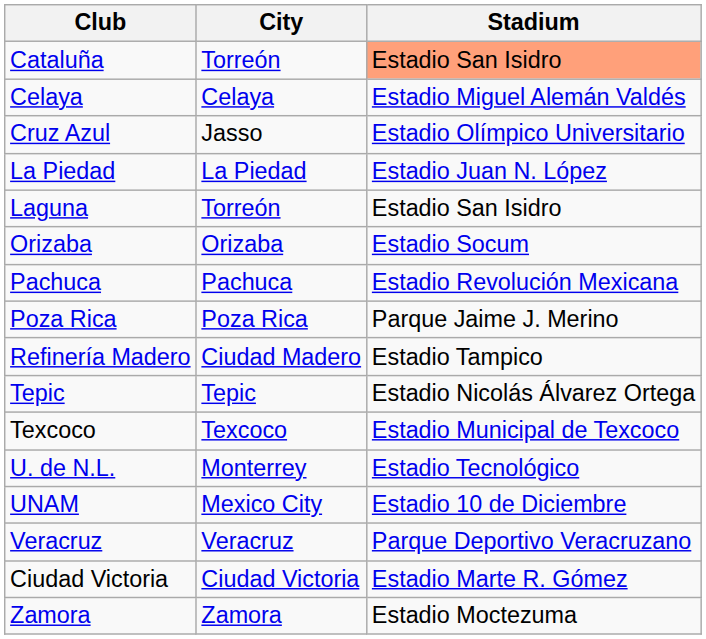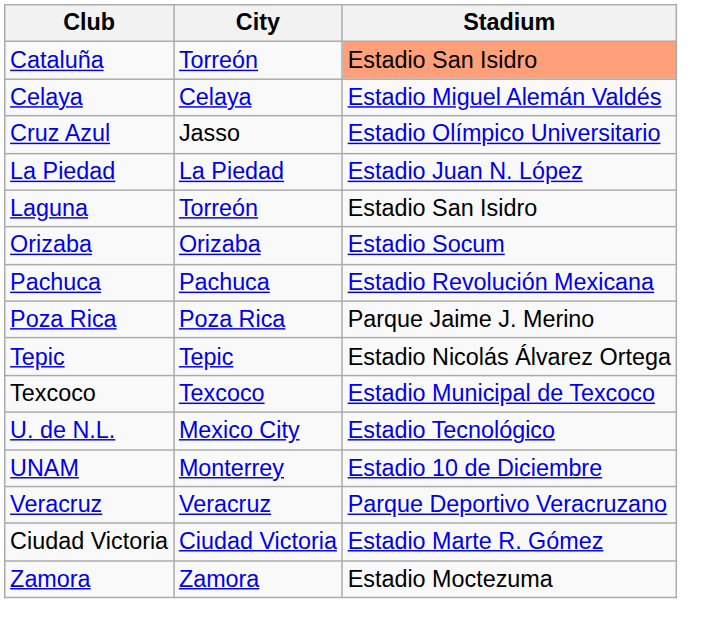- row: (100, 356)
(254, 467) Monterrey -> (239, 430) Mexico City
(262, 504) Mexico City -> (231, 467) Monterrey
